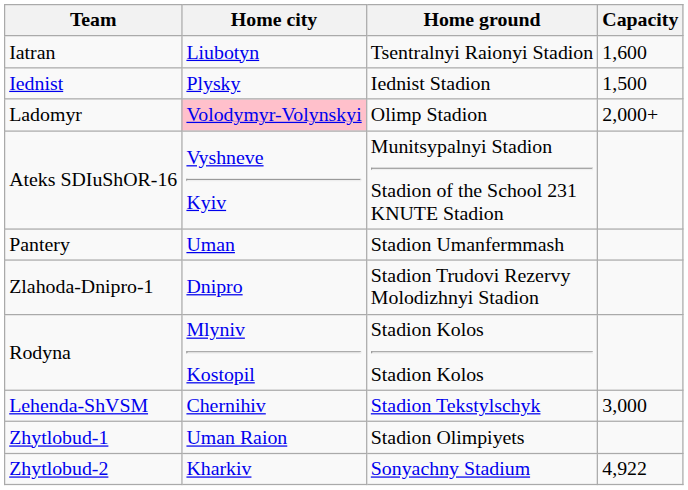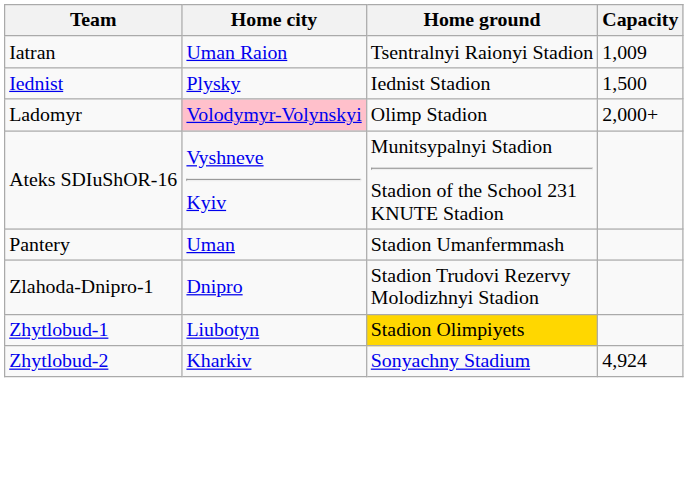(223, 51) Liubotyn -> (237, 51) Uman Raion
(625, 51) 1,600 -> (625, 51) 1,009
- row: (40, 352)
- row: (79, 405)
(237, 437) Uman Raion -> (223, 329) Liubotyn
(448, 437) no background -> (448, 329) gold background
(625, 468) 4,922 -> (625, 361) 4,924
